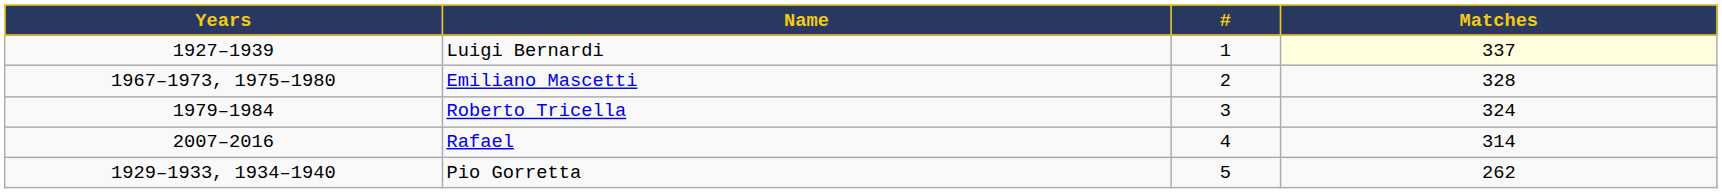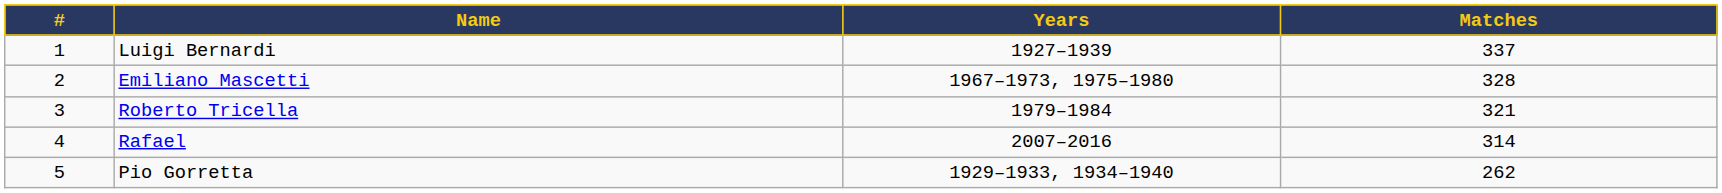columns swapped: (1225, 20) <-> (223, 20)
(1499, 50) lightyellow background -> (1499, 50) no background
(1499, 112) 324 -> (1499, 112) 321
